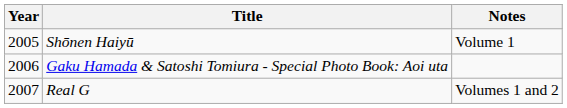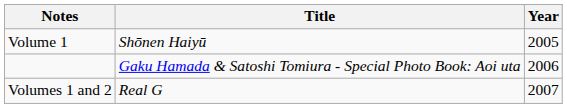columns swapped: (24, 16) <-> (507, 16)
